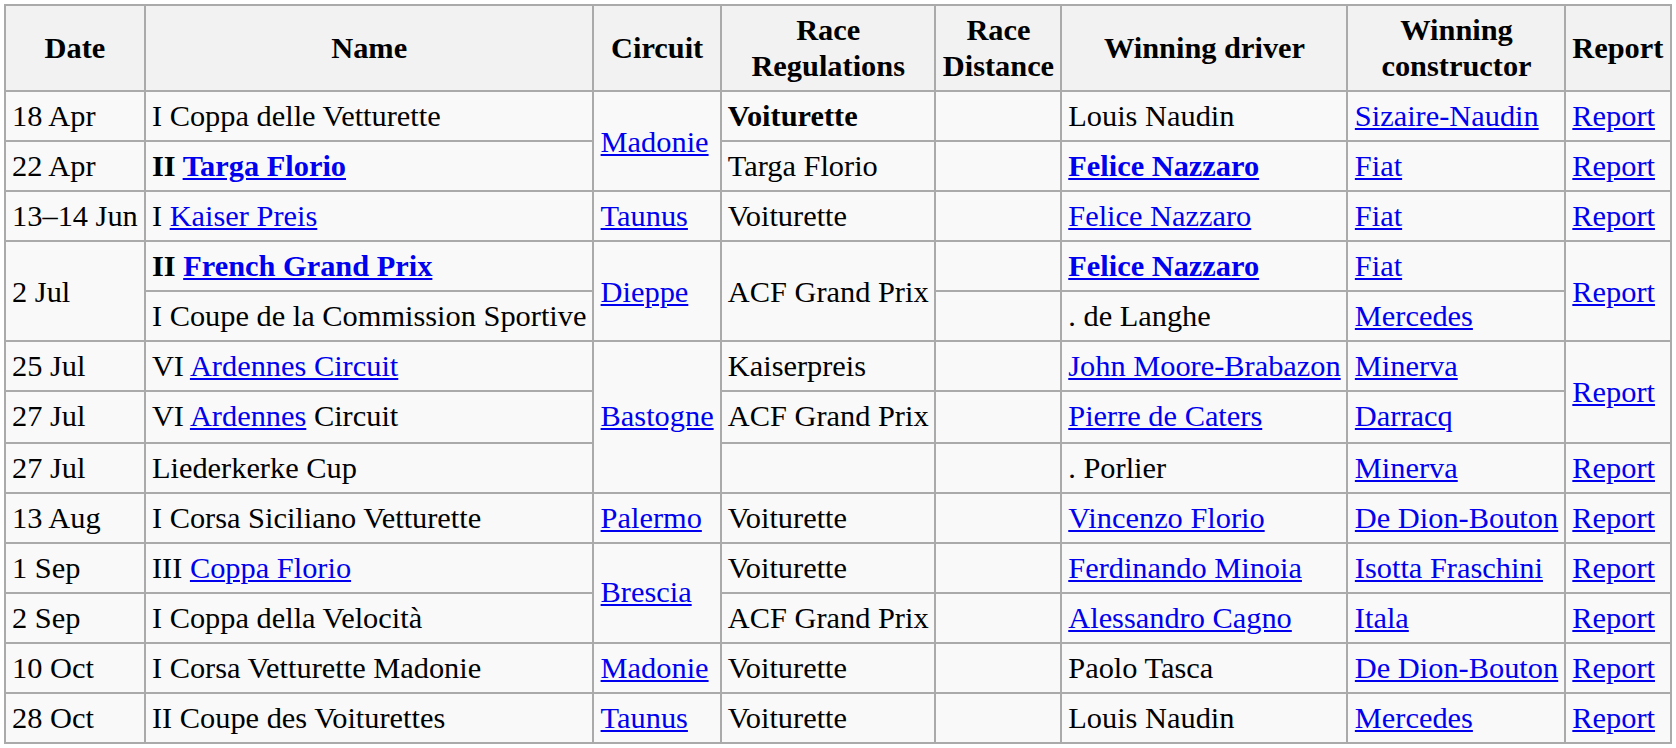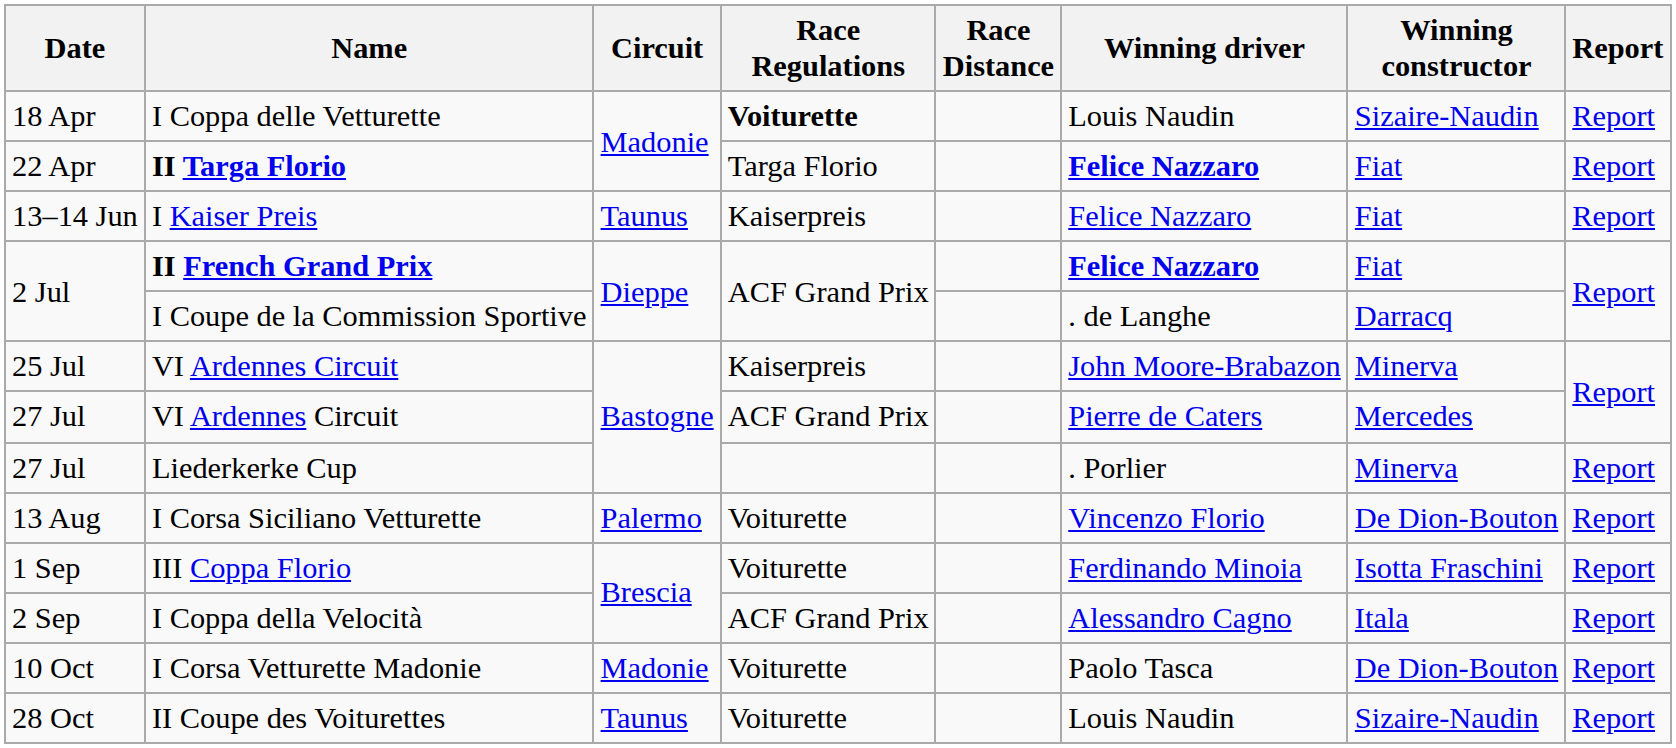(787, 216) Voiturette -> (797, 216) Kaiserpreis
(1414, 316) Mercedes -> (1404, 316) Darracq
(1404, 416) Darracq -> (1414, 416) Mercedes
(1414, 717) Mercedes -> (1447, 717) Sizaire-Naudin
